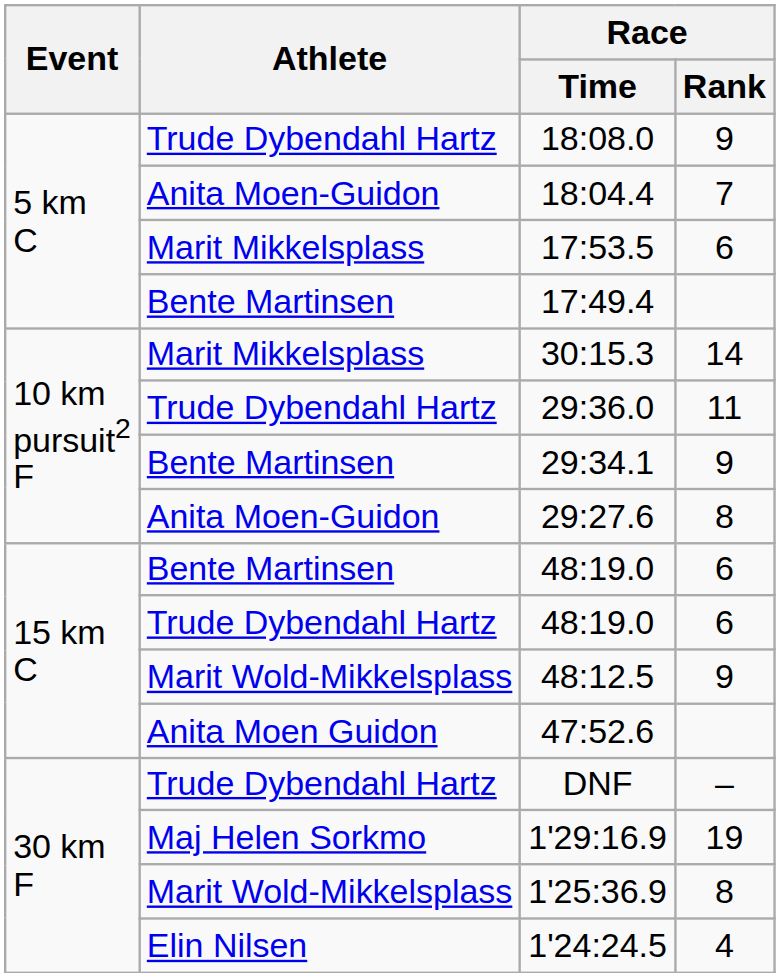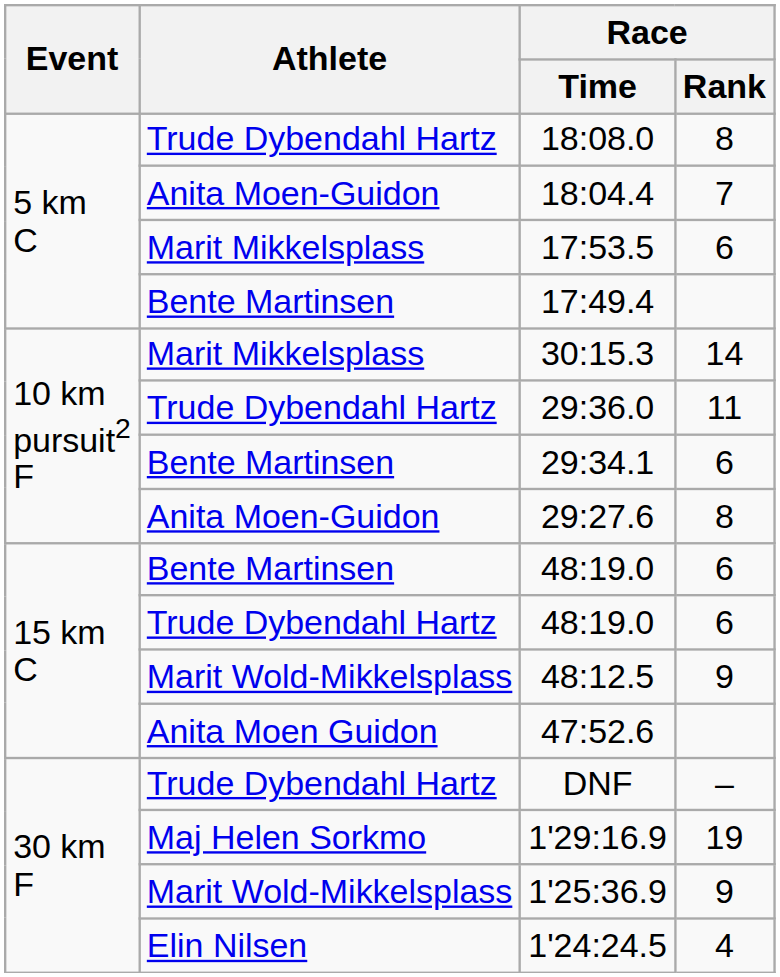(724, 140) 9 -> (724, 140) 8
(724, 462) 9 -> (724, 462) 6
(724, 891) 8 -> (724, 891) 9
